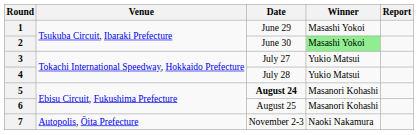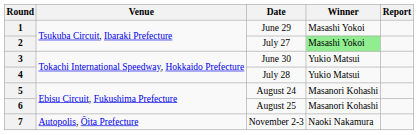(276, 44) June 30 -> (276, 44) July 27
(276, 59) July 27 -> (276, 59) June 30
(276, 91) bold -> (276, 91) normal
